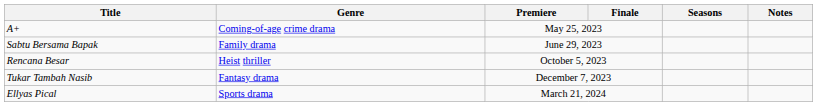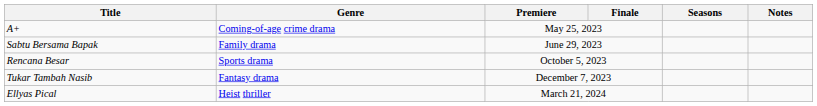(245, 61) Heist thriller -> (246, 61) Sports drama
(246, 93) Sports drama -> (245, 93) Heist thriller
